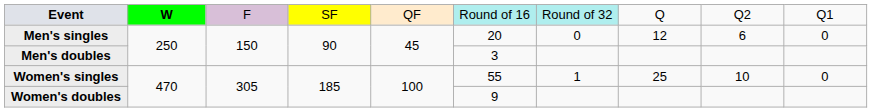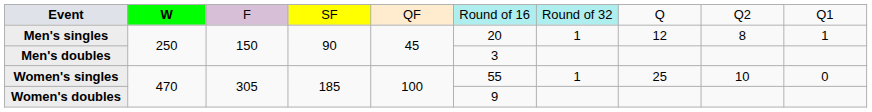(577, 36) 0 -> (577, 36) 1
(742, 36) 6 -> (742, 36) 8
(825, 36) 0 -> (825, 36) 1
